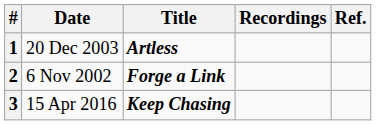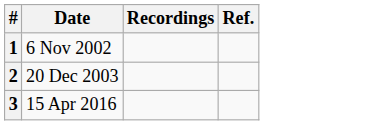- column: (179, 18)
(72, 47) 20 Dec 2003 -> (69, 47) 6 Nov 2002
(69, 76) 6 Nov 2002 -> (72, 76) 20 Dec 2003
